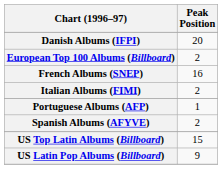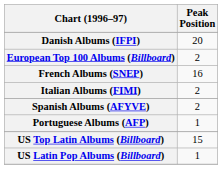rows swapped: (91, 106) <-> (91, 123)
(197, 156) 9 -> (197, 156) 1
